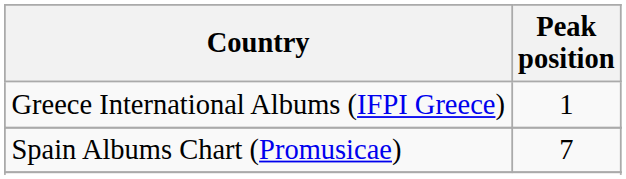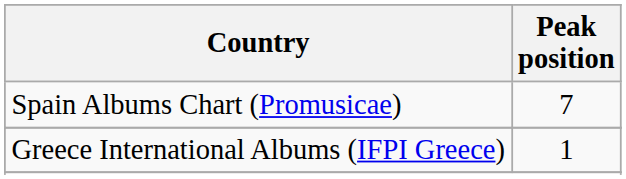rows swapped: (258, 104) <-> (206, 149)
